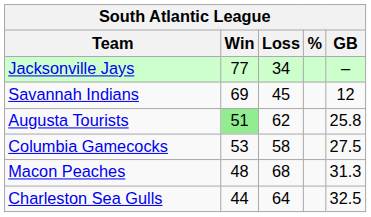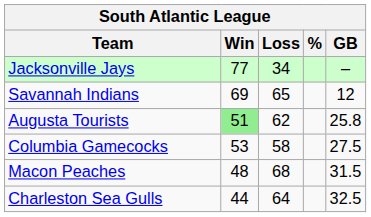(281, 95) 45 -> (281, 95) 65
(345, 172) 31.3 -> (345, 172) 31.5
